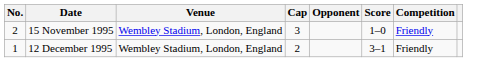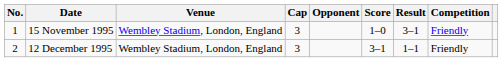+ column: (411, 13)
(15, 30) 2 -> (15, 30) 1
(15, 48) 1 -> (15, 48) 2
(297, 48) 2 -> (297, 48) 3
